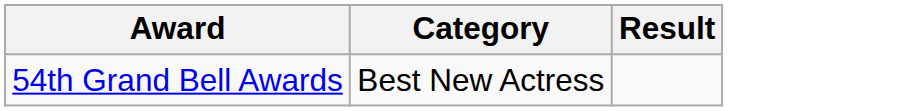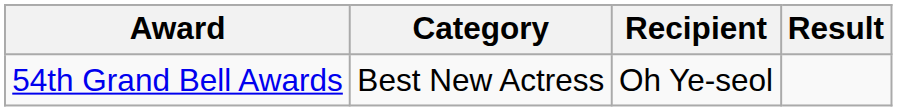+ column: (696, 29)
